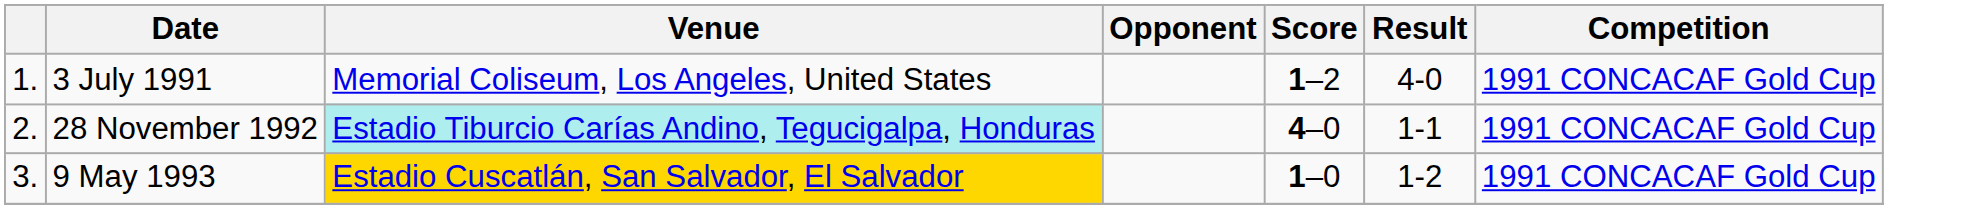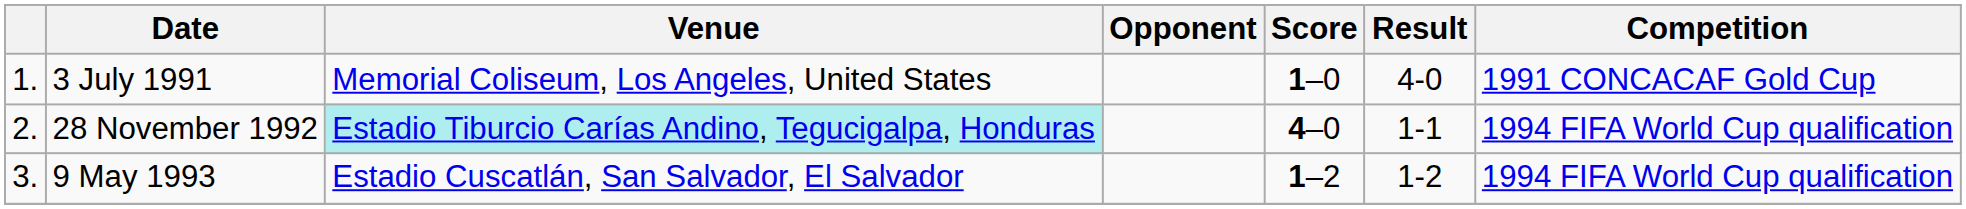(1314, 78) 1–2 -> (1314, 78) 1–0
(1679, 128) 1991 CONCACAF Gold Cup -> (1717, 128) 1994 FIFA World Cup qualification
(648, 177) gold background -> (648, 177) no background
(1314, 177) 1–0 -> (1314, 177) 1–2
(1679, 177) 1991 CONCACAF Gold Cup -> (1717, 177) 1994 FIFA World Cup qualification
